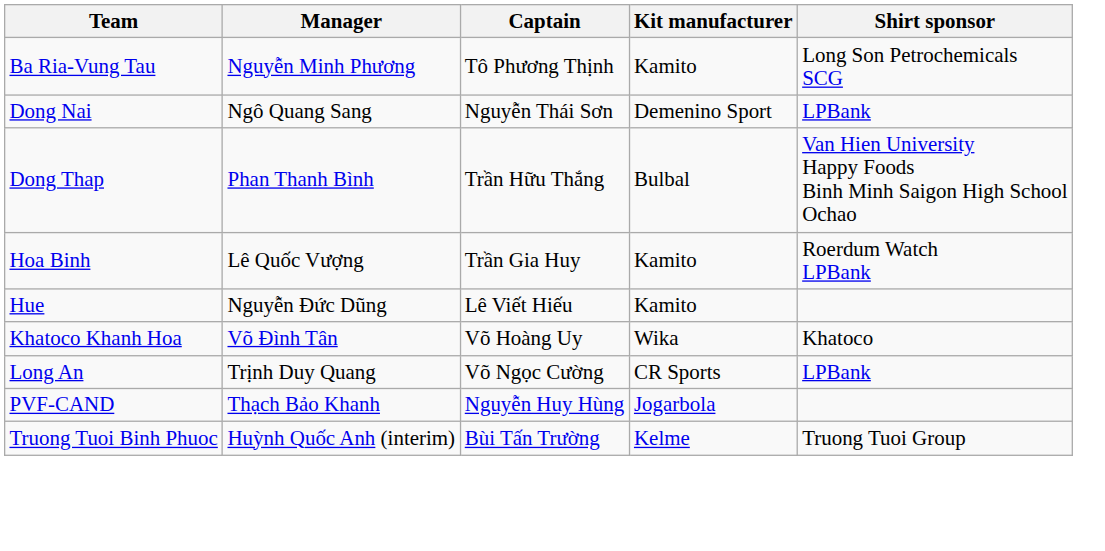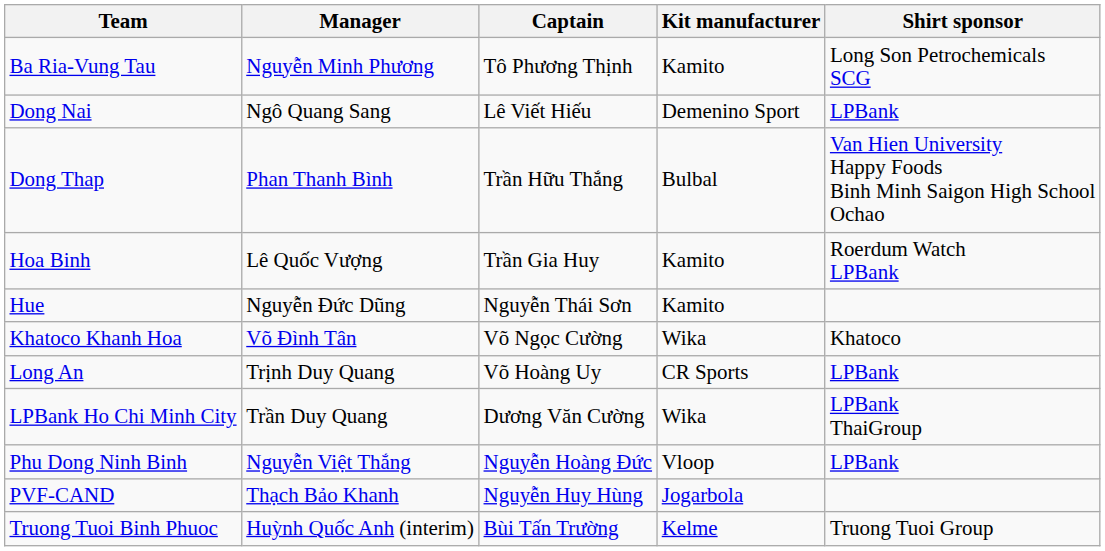(539, 111) Nguyễn Thái Sơn -> (537, 111) Lê Viết Hiếu
(519, 305) Lê Viết Hiếu -> (558, 305) Nguyễn Thái Sơn
(524, 338) Võ Hoàng Uy -> (553, 338) Võ Ngọc Cường
(534, 371) Võ Ngọc Cường -> (542, 371) Võ Hoàng Uy
+ row: (123, 416)
+ row: (98, 461)
